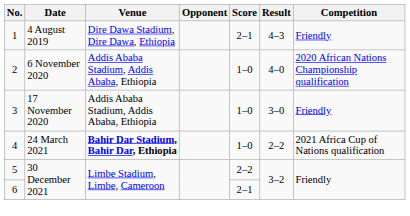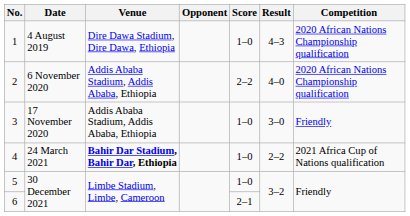(245, 35) 2–1 -> (245, 41) 1–0
(313, 35) Friendly -> (341, 41) 2020 African Nations Championship qualification
(245, 70) 1–0 -> (245, 82) 2–2
(245, 169) 2–2 -> (245, 181) 1–0
